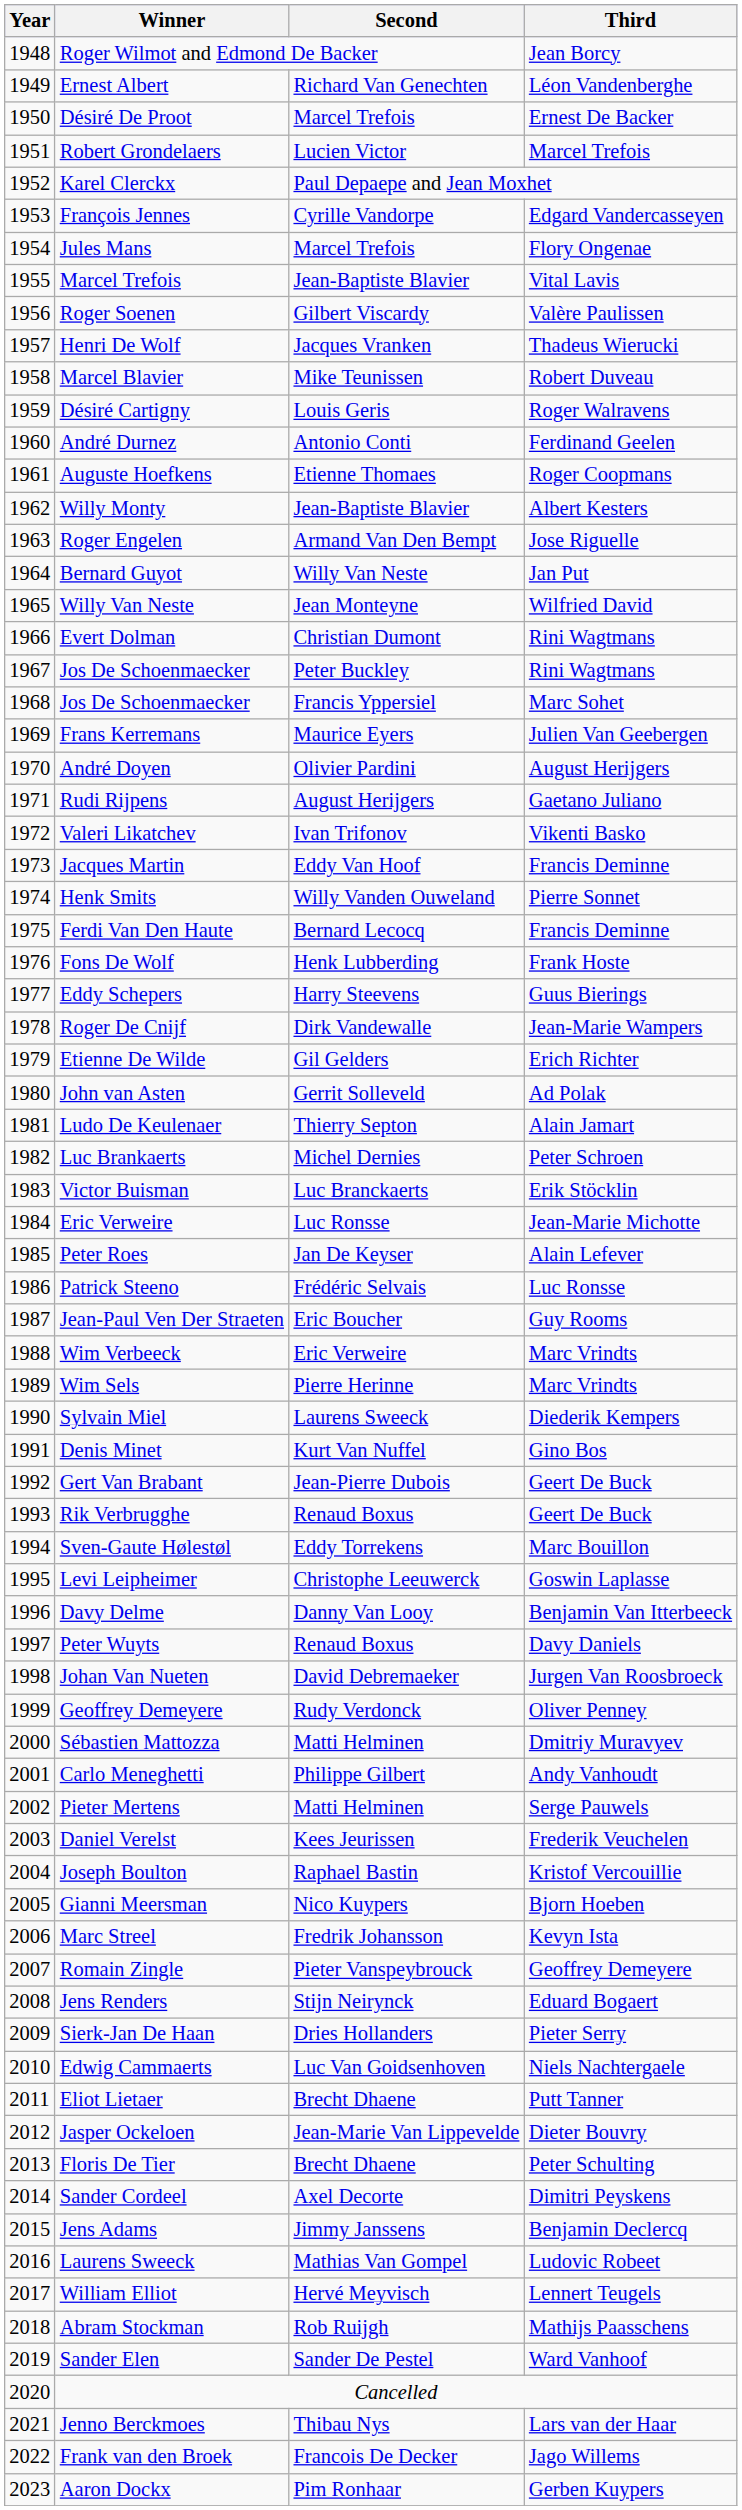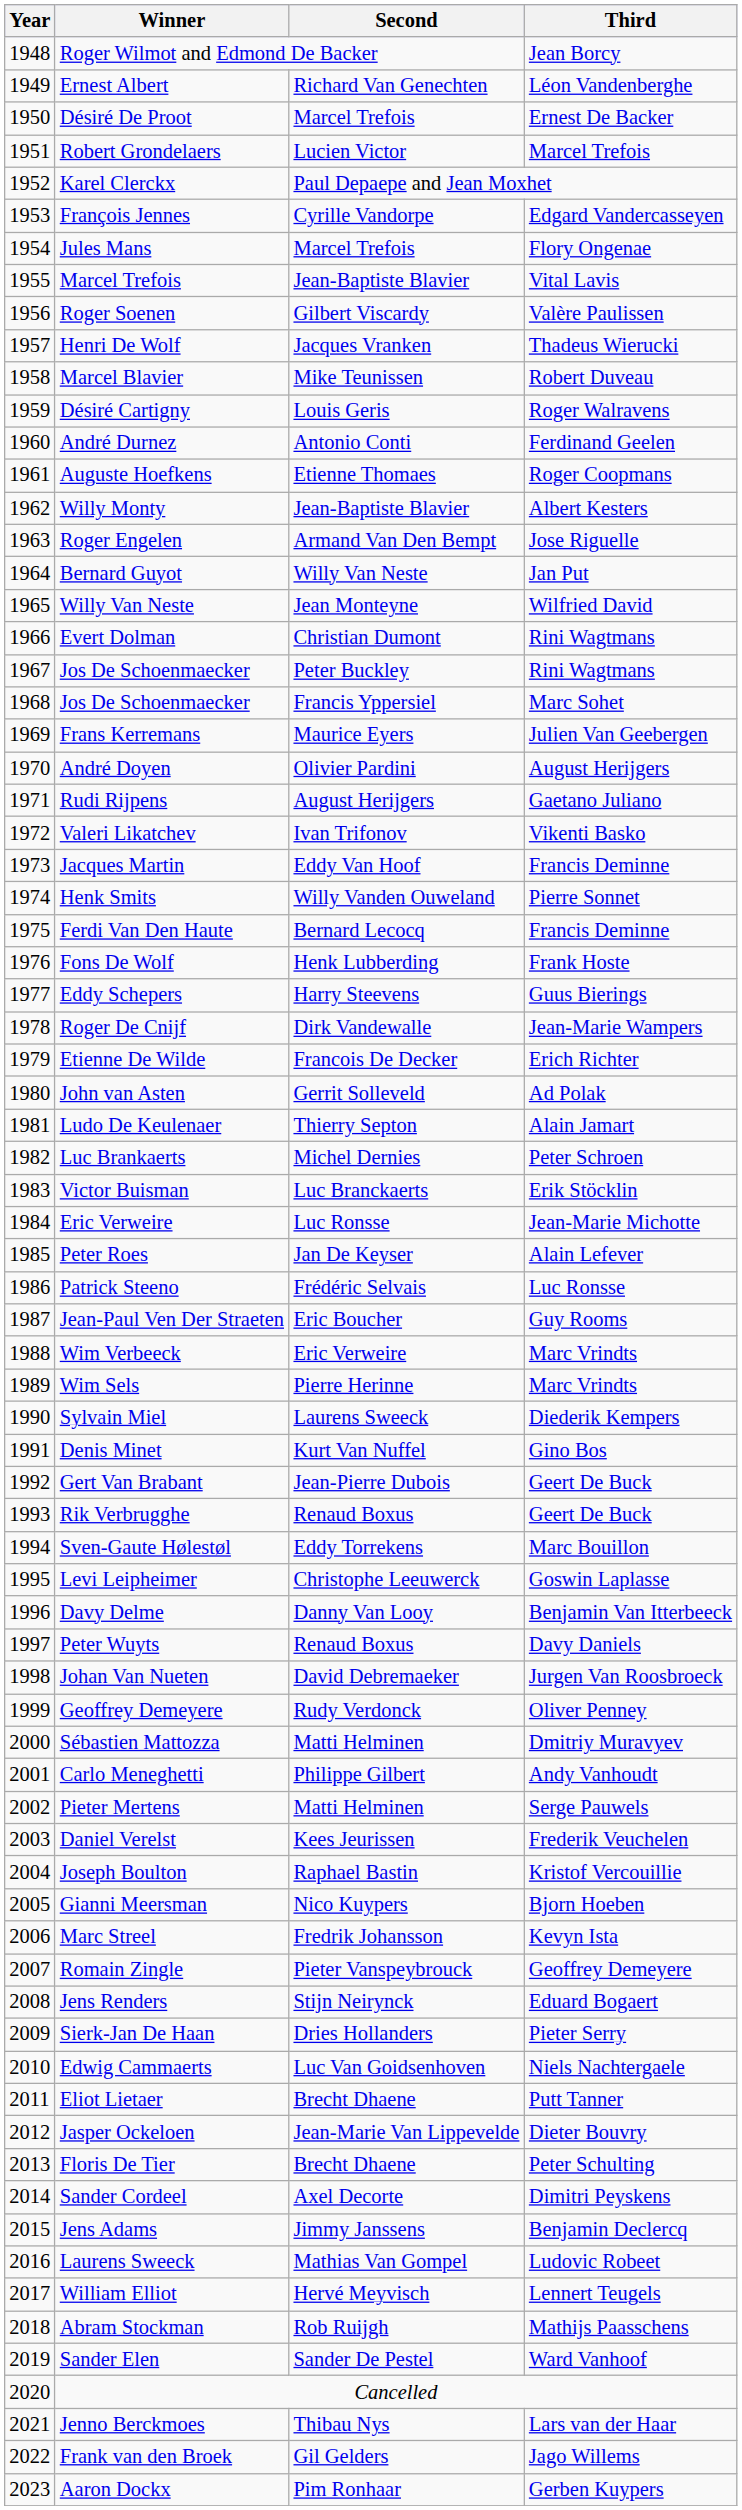(341, 1060) Gil Gelders -> (375, 1060) Francois De Decker
(375, 2456) Francois De Decker -> (341, 2456) Gil Gelders
